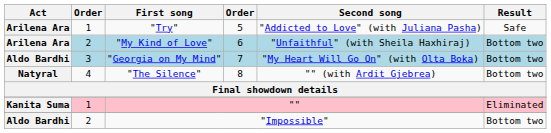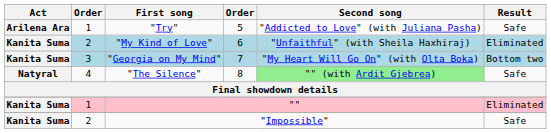(38, 43) Arilena Ara -> (38, 43) Kanita Suma
(515, 43) Bottom two -> (515, 43) Eliminated
(38, 58) Aldo Bardhi -> (38, 58) Kanita Suma
(370, 74) no background -> (370, 74) lightgreen background
(515, 74) Bottom two -> (515, 74) Safe
(38, 120) Aldo Bardhi -> (38, 120) Kanita Suma
(515, 120) Bottom two -> (515, 120) Safe
